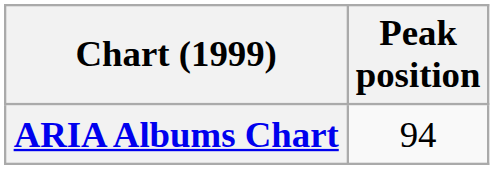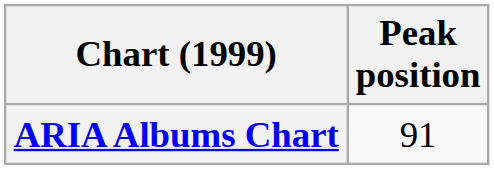(418, 133) 94 -> (418, 133) 91
